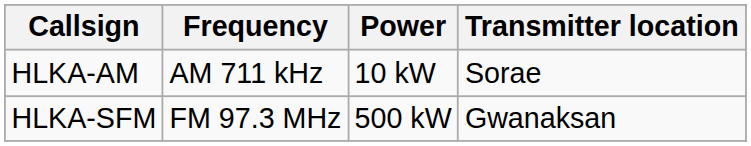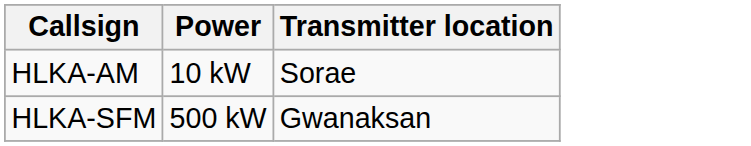- column: (255, 27)
